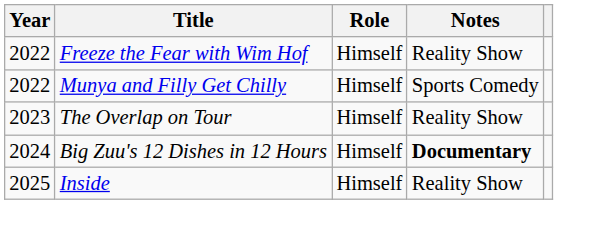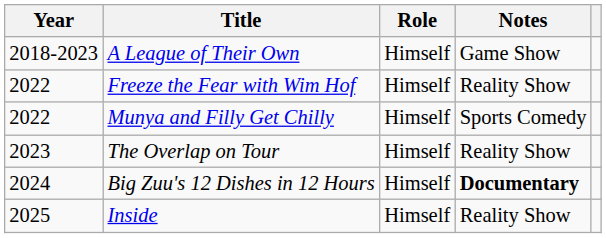+ row: (203, 53)
